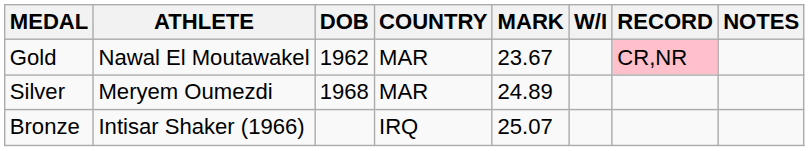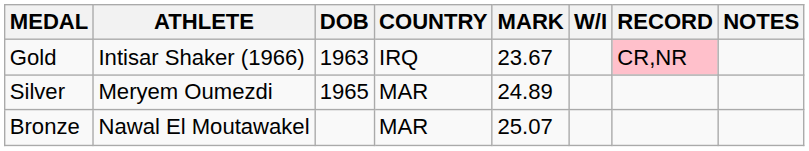(204, 57) Nawal El Moutawakel -> (202, 57) Intisar Shaker (1966)
(344, 57) 1962 -> (344, 57) 1963
(404, 57) MAR -> (399, 57) IRQ
(344, 92) 1968 -> (344, 92) 1965
(202, 127) Intisar Shaker (1966) -> (204, 127) Nawal El Moutawakel
(399, 127) IRQ -> (404, 127) MAR
